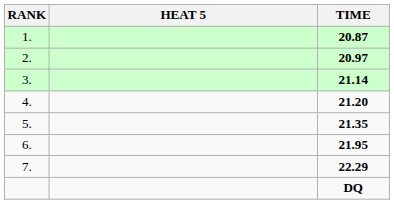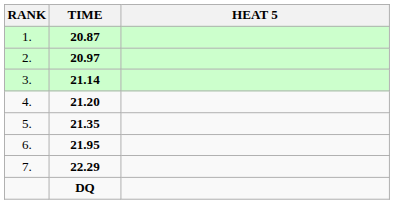columns swapped: (183, 15) <-> (353, 15)
